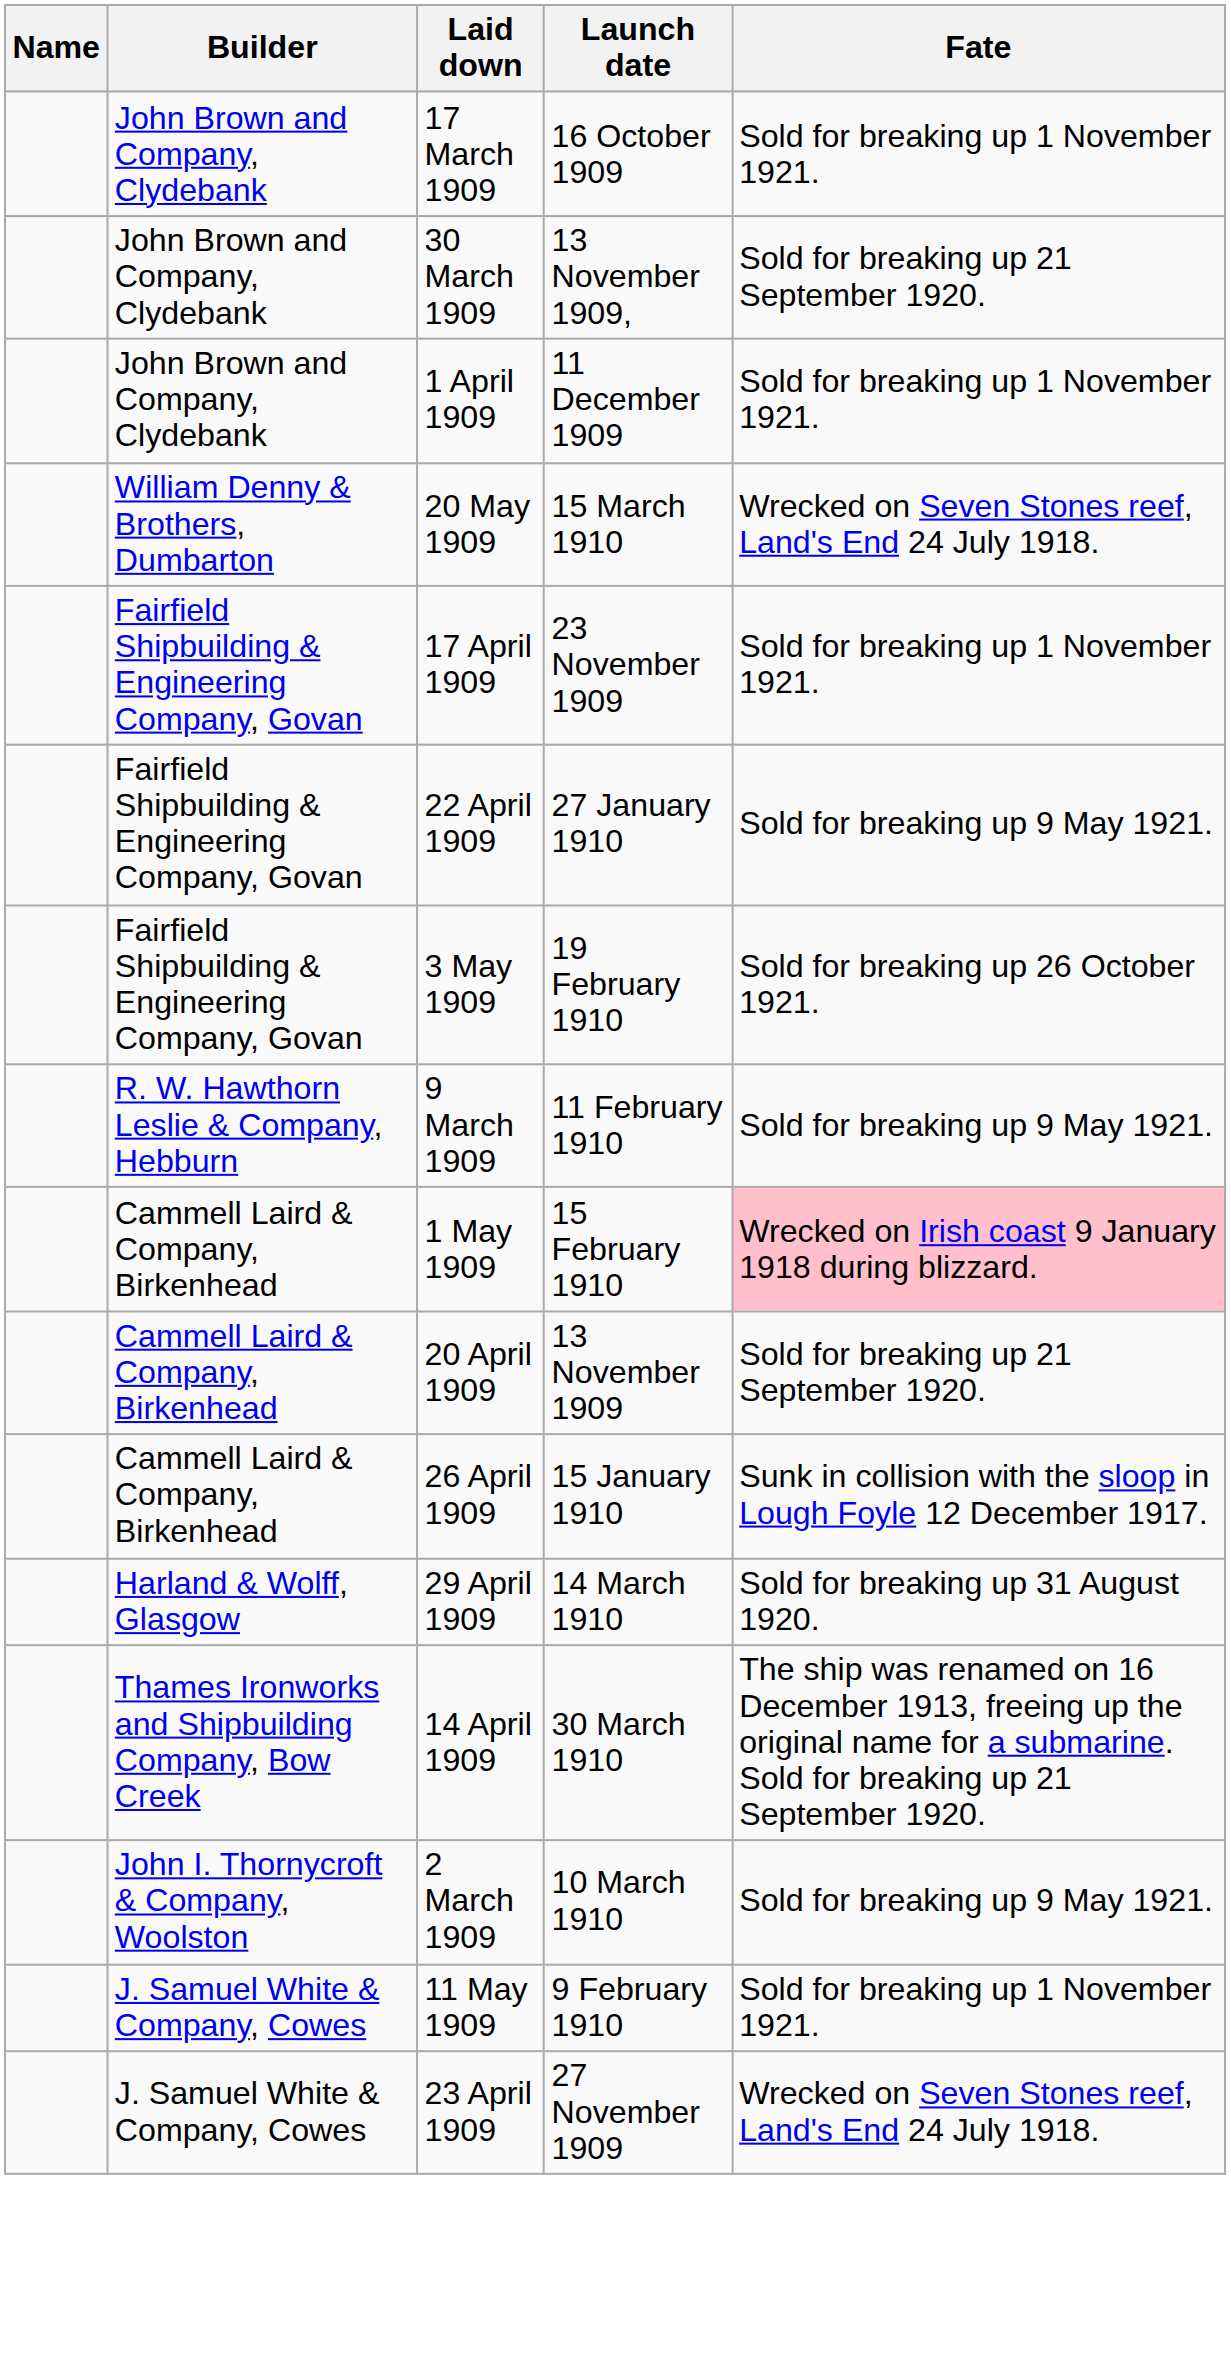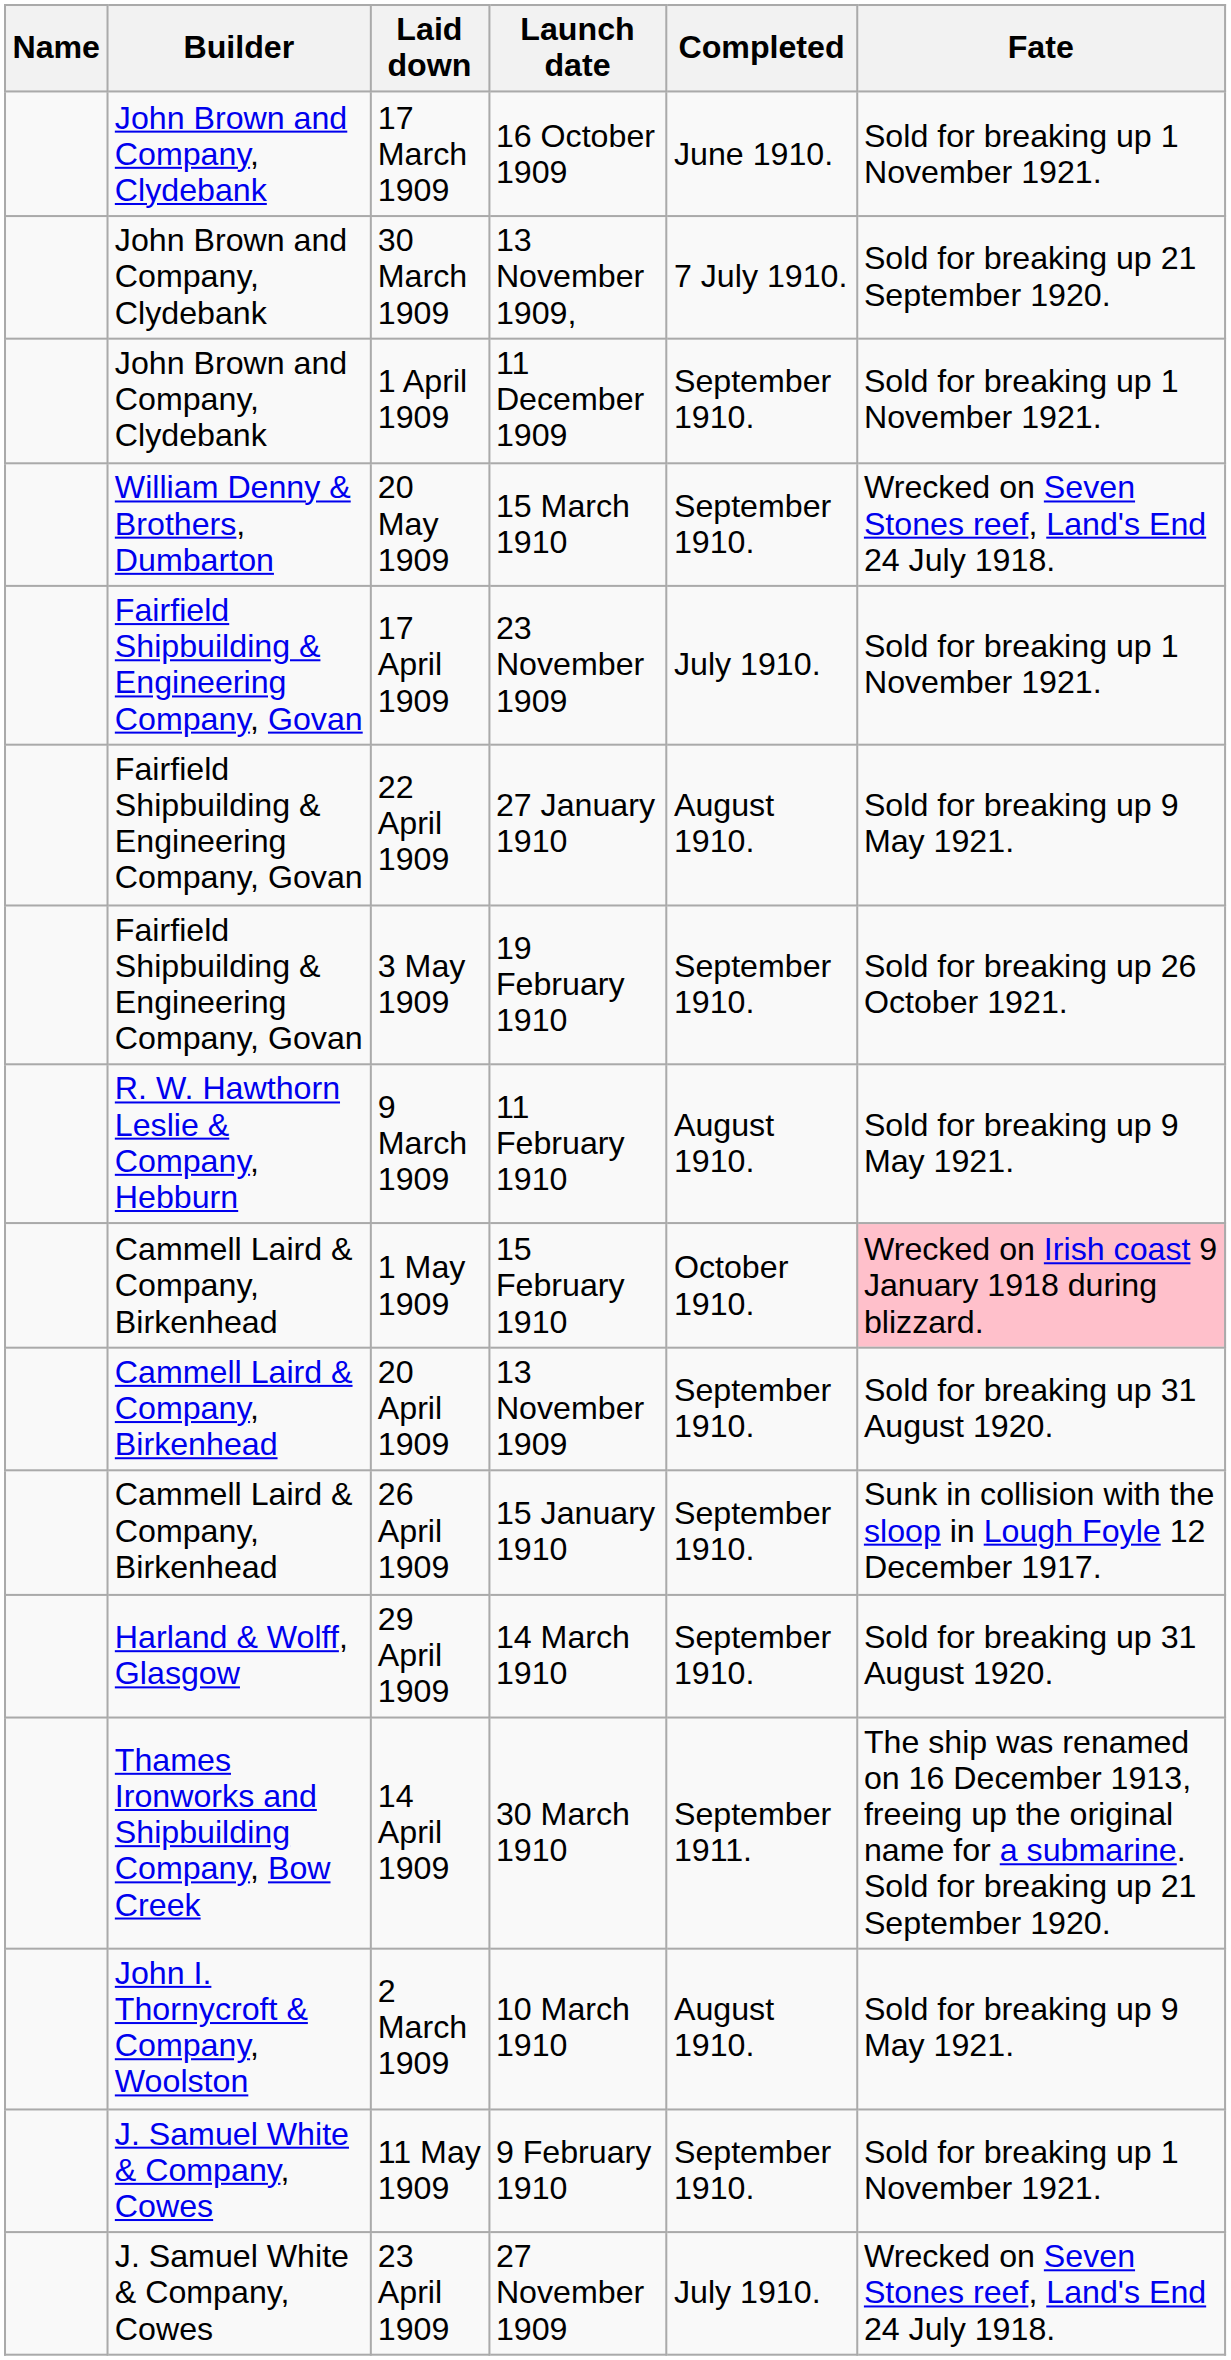+ column: (762, 48)
(905, 1372) Sold for breaking up 21 September 1920. -> (1030, 1408) Sold for breaking up 31 August 1920.
